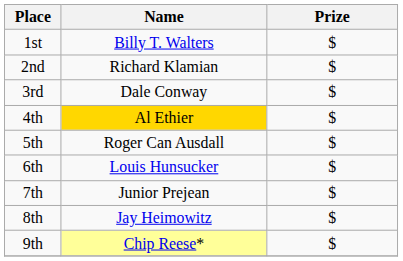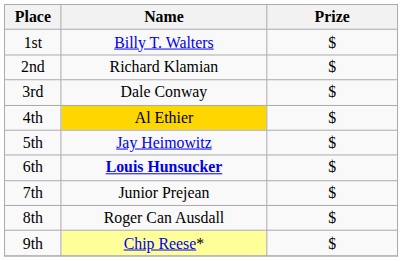(164, 142) Roger Can Ausdall -> (164, 142) Jay Heimowitz
(164, 167) normal -> (164, 167) bold
(164, 218) Jay Heimowitz -> (164, 218) Roger Can Ausdall
